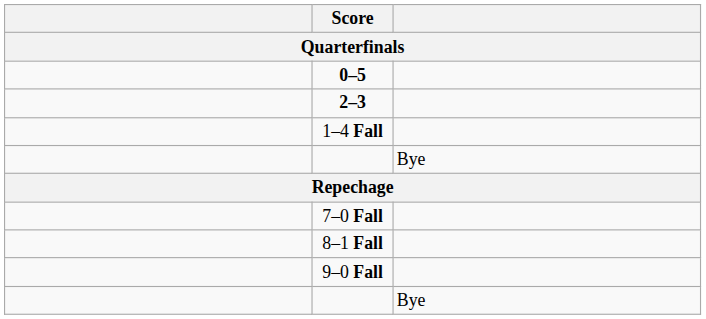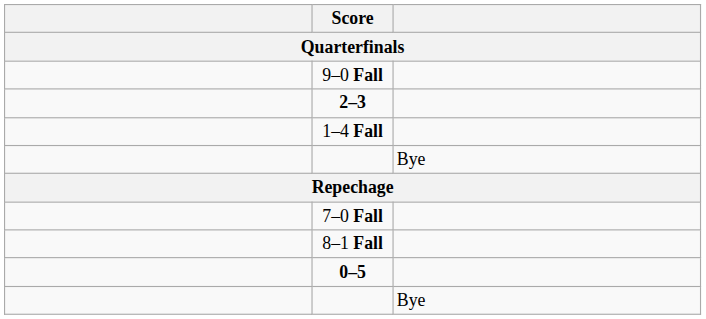rows swapped: (353, 272) <-> (353, 74)
